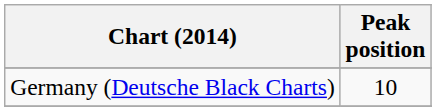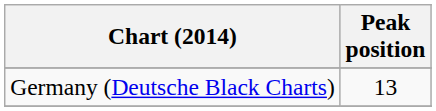(385, 86) 10 -> (385, 86) 13
